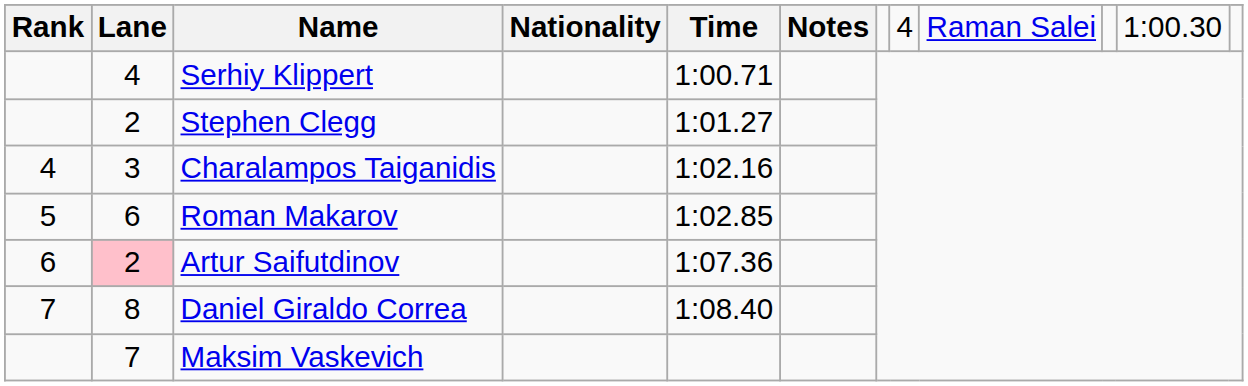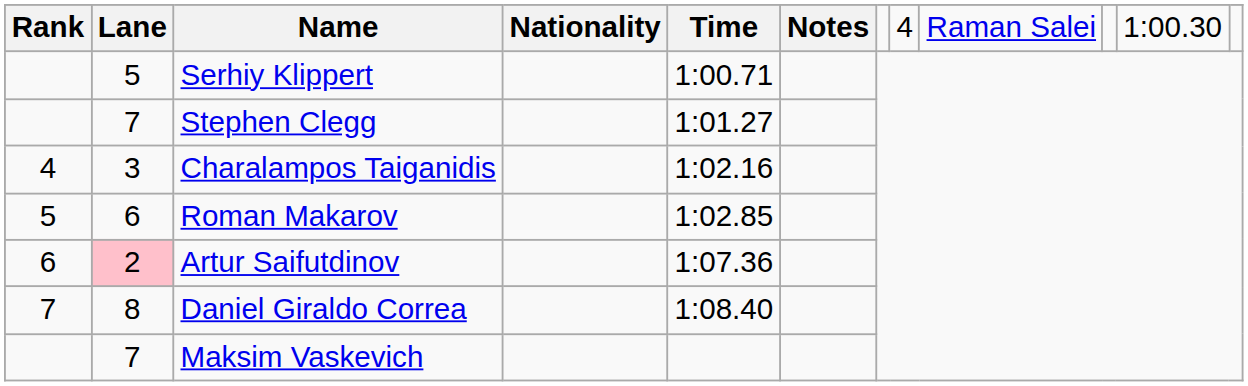(132, 74) 4 -> (132, 74) 5
(132, 121) 2 -> (132, 121) 7
